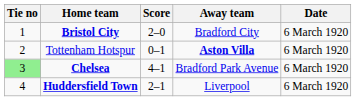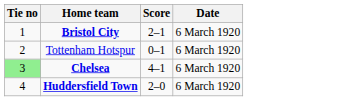- column: (227, 13)
(157, 31) 2–0 -> (157, 31) 2–1
(157, 86) 2–1 -> (157, 86) 2–0
